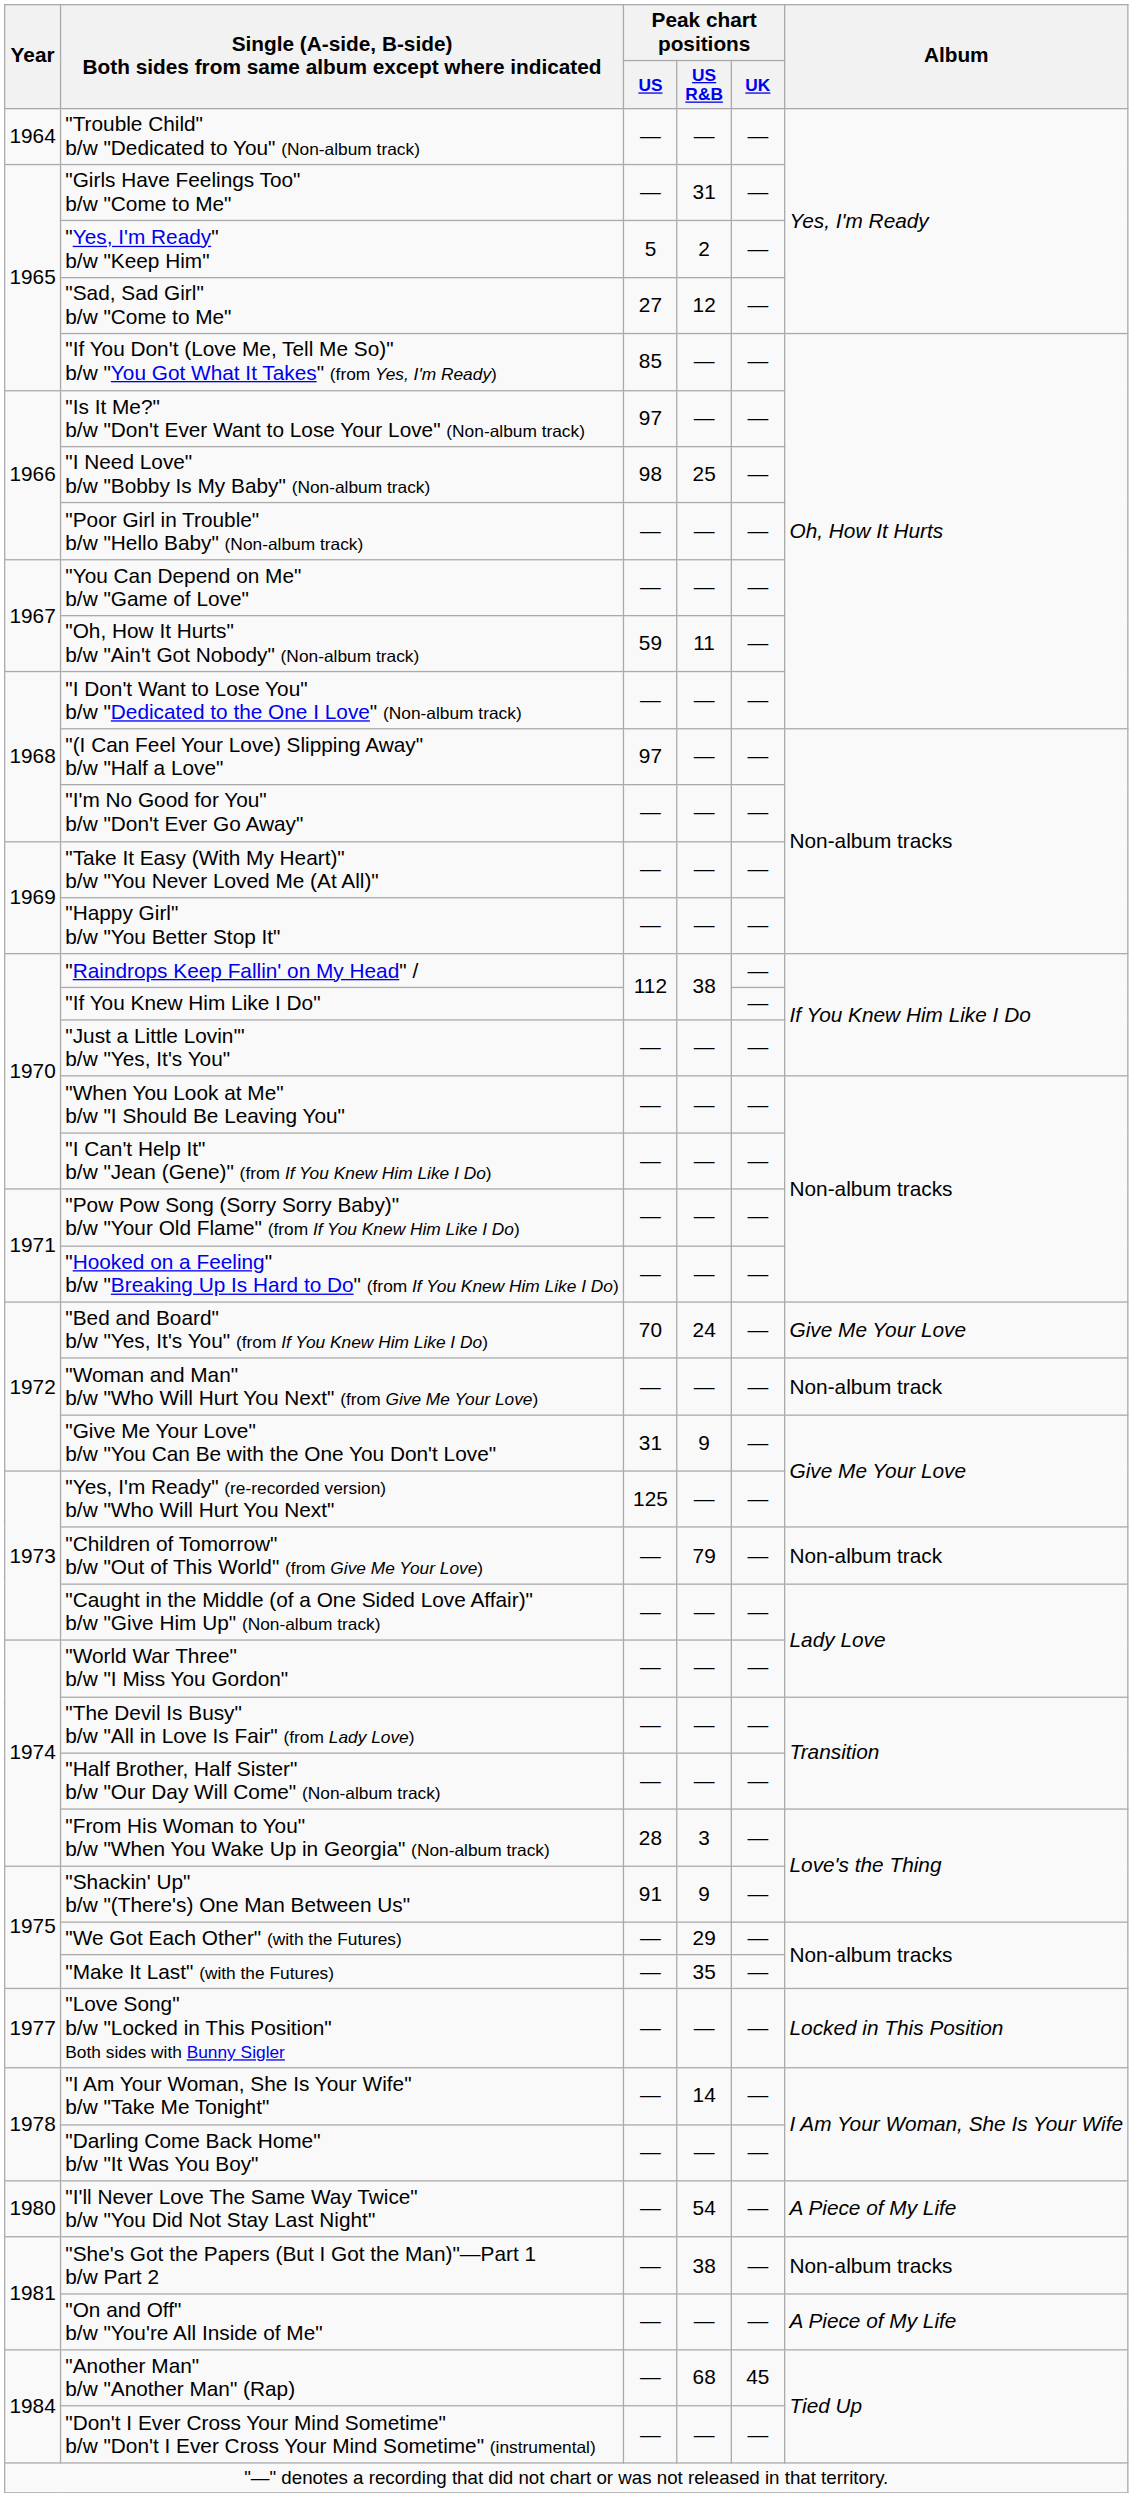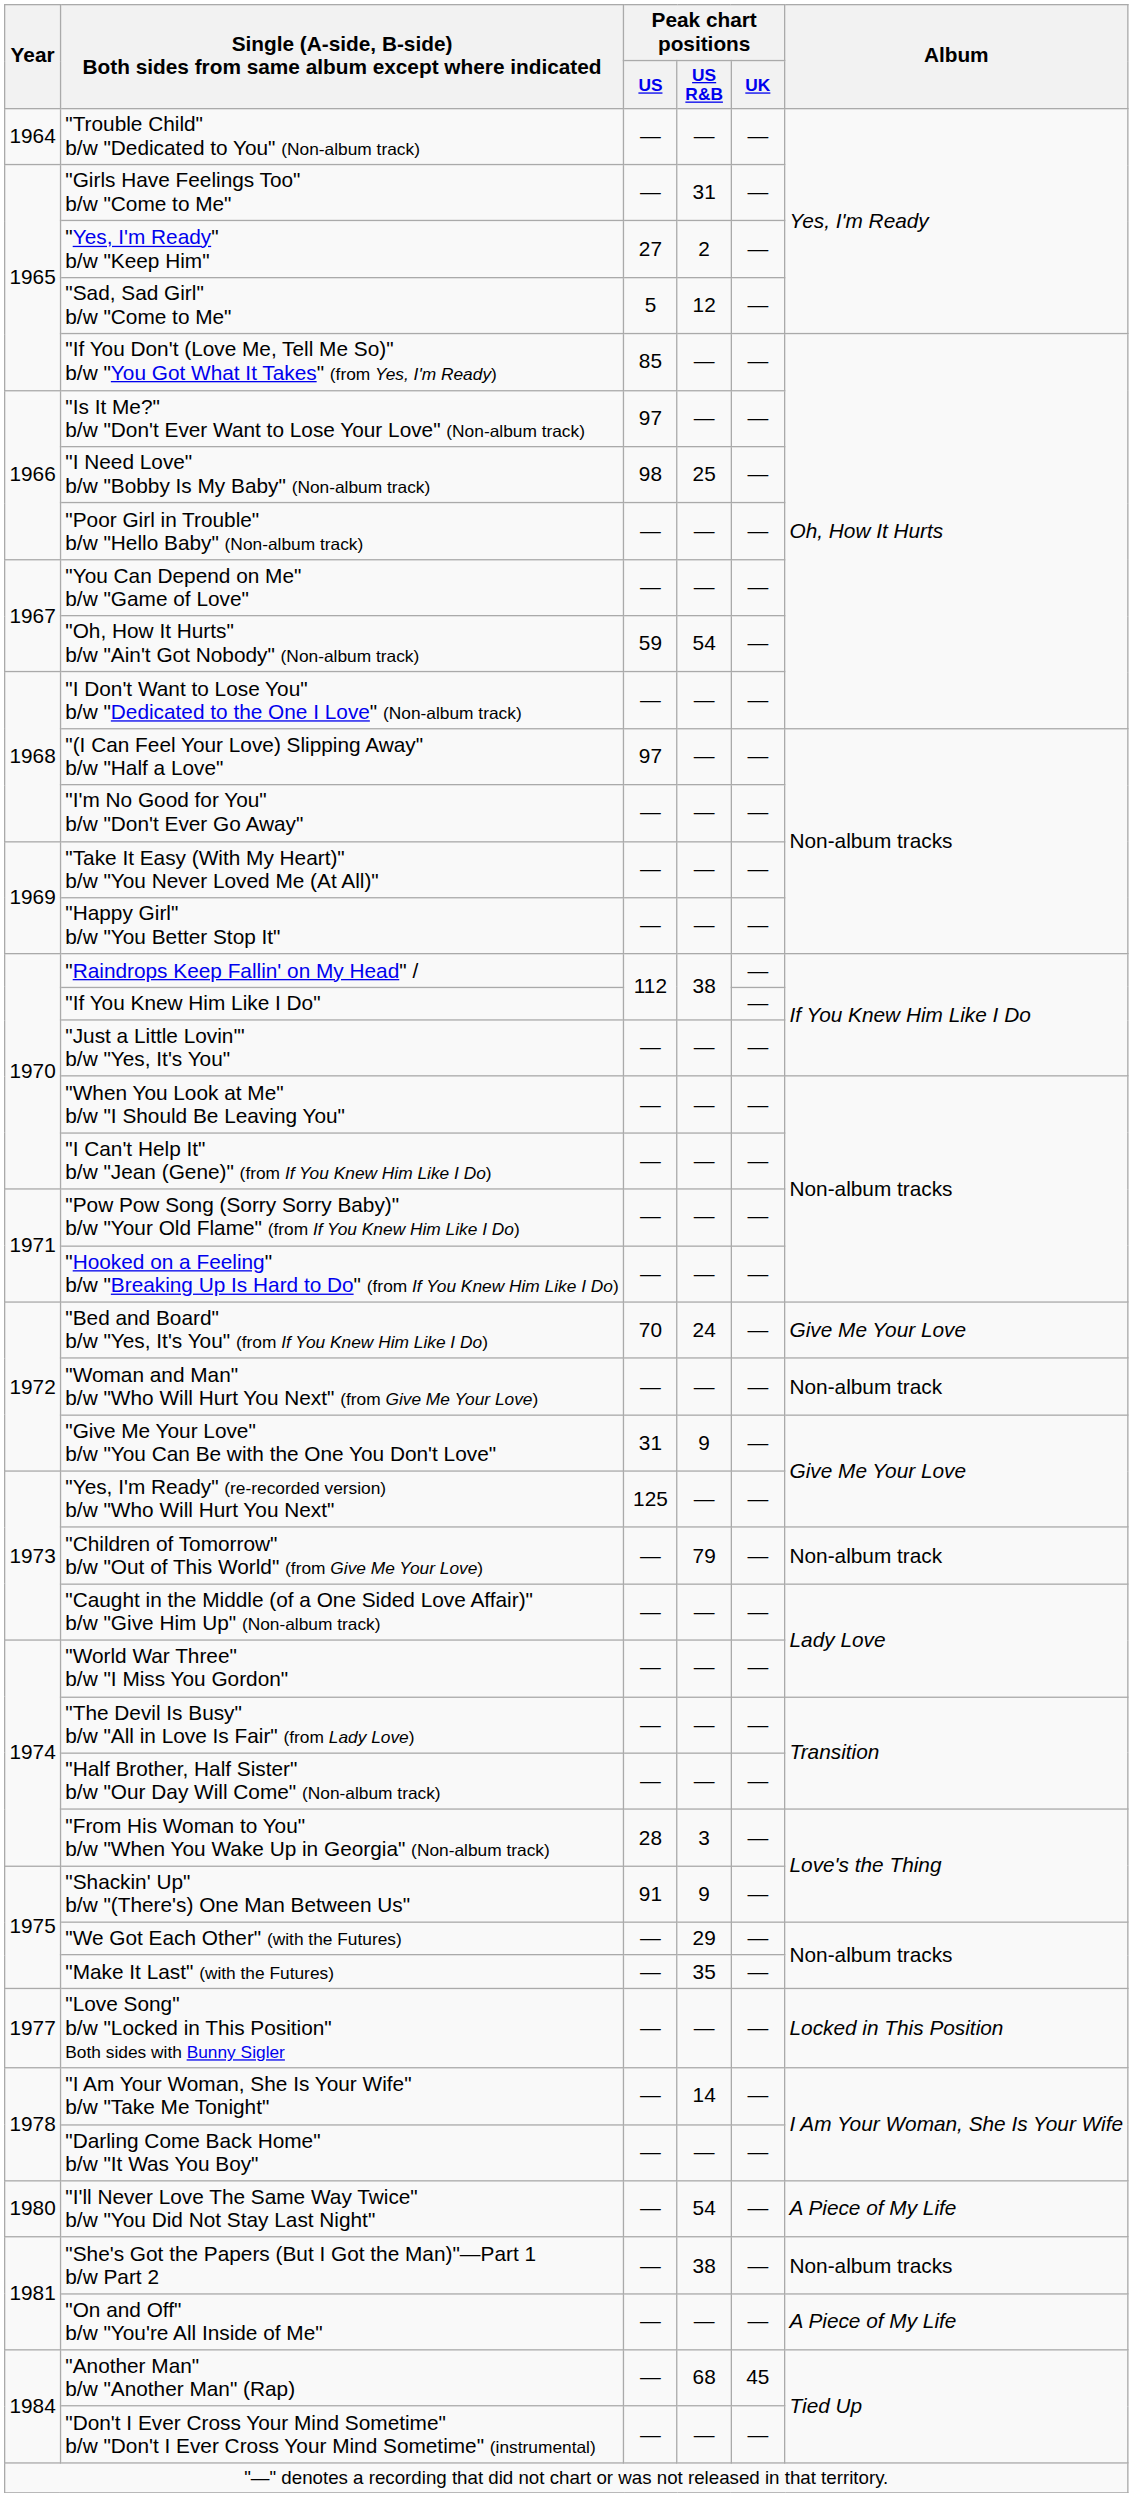(650, 249) 5 -> (650, 249) 27
(650, 305) 27 -> (650, 305) 5
(704, 643) 11 -> (704, 643) 54
